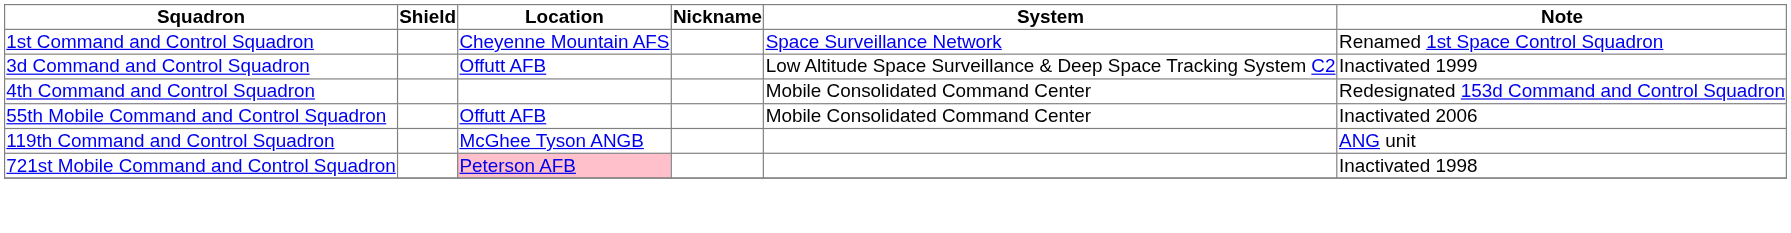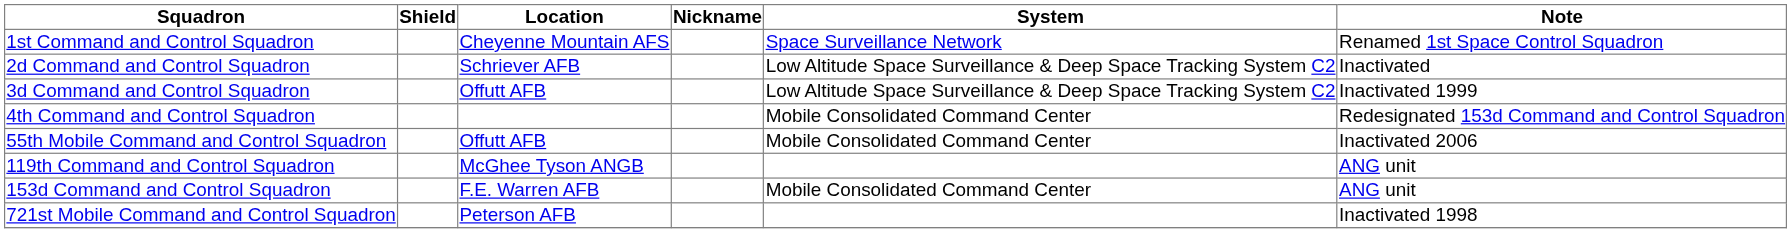+ row: (158, 66)
+ row: (169, 190)
(518, 165) pink background -> (518, 215) no background
